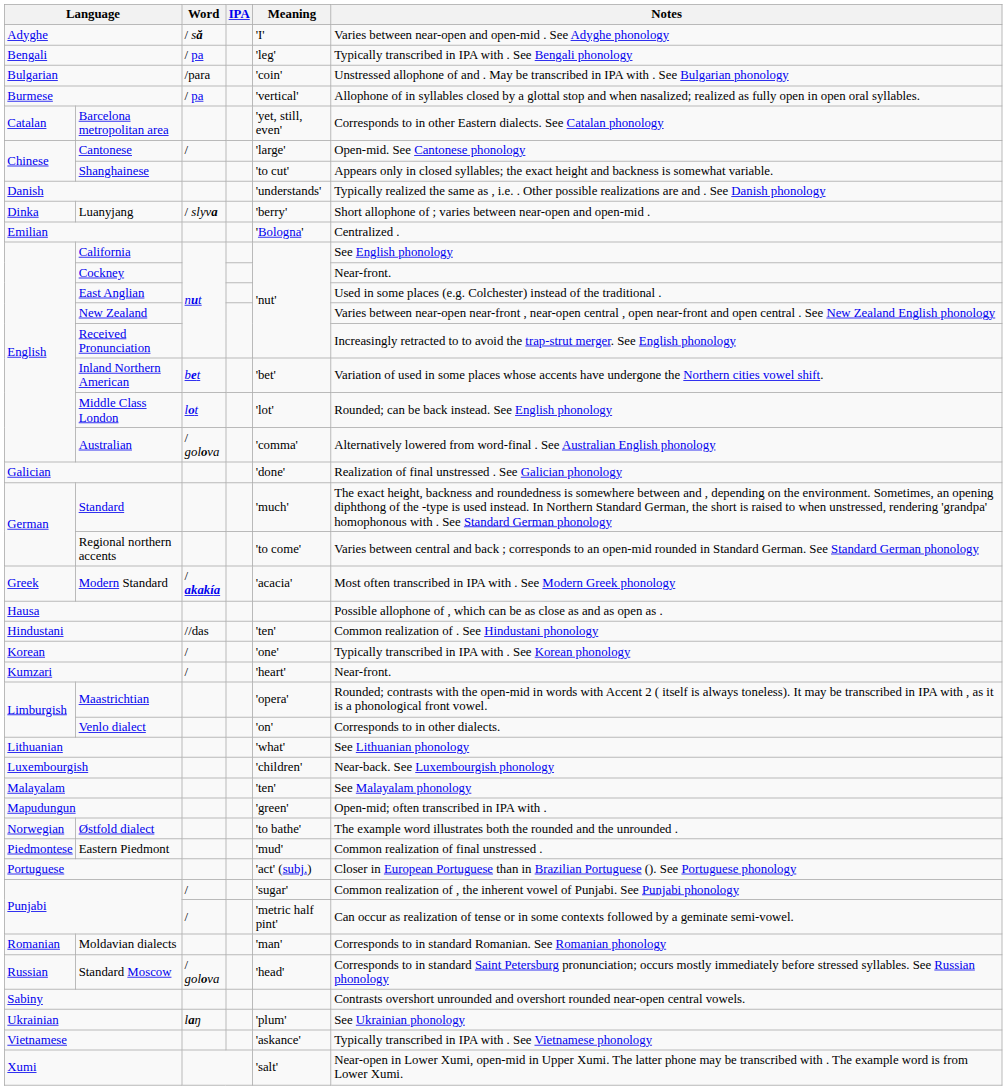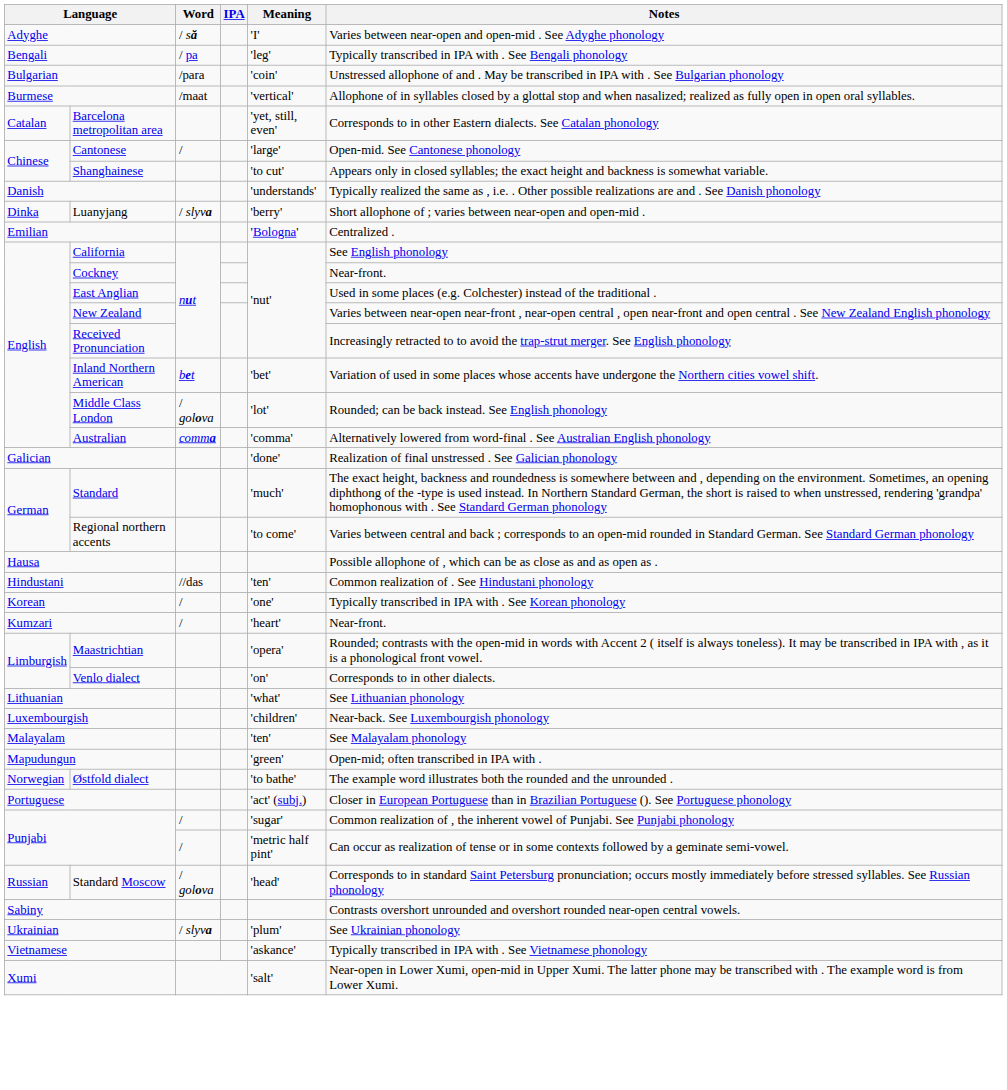(194, 95) / pa -> (193, 95) /maat
(191, 410) lot -> (196, 410) / golova
(202, 444) / golova -> (197, 437) comma
- row: (23, 583)
- row: (40, 848)
- row: (34, 944)
(193, 1019) laŋ -> (195, 930) / slyva
